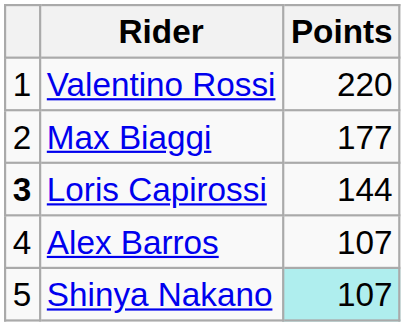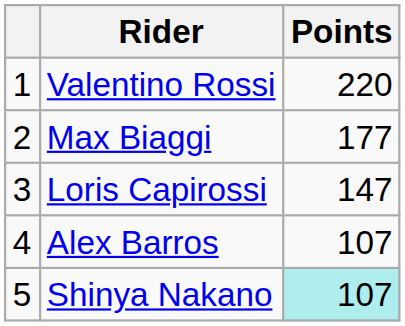(22, 190) bold -> (22, 190) normal
(365, 190) 144 -> (365, 190) 147
